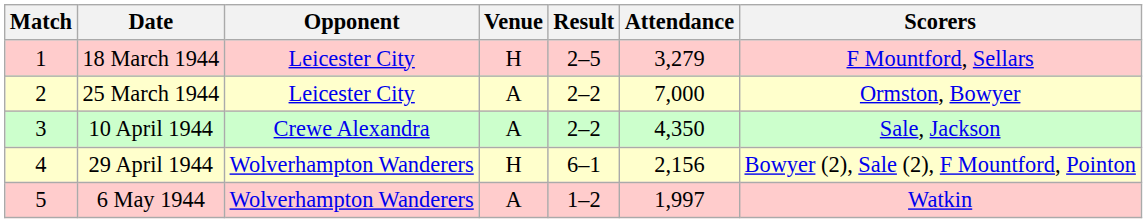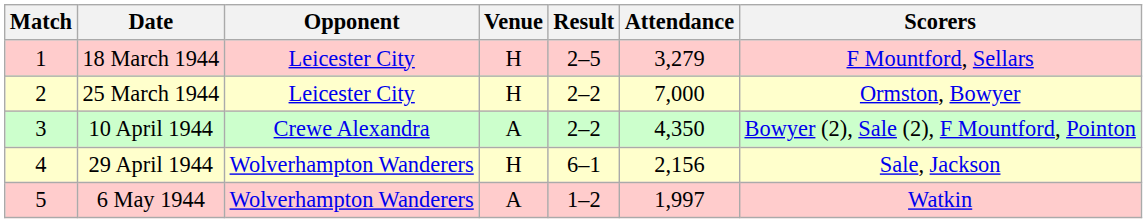(514, 93) A -> (514, 93) H
(940, 128) Sale, Jackson -> (940, 128) Bowyer (2), Sale (2), F Mountford, Pointon
(940, 164) Bowyer (2), Sale (2), F Mountford, Pointon -> (940, 164) Sale, Jackson
